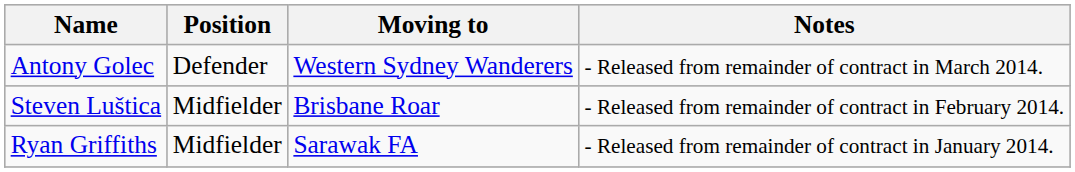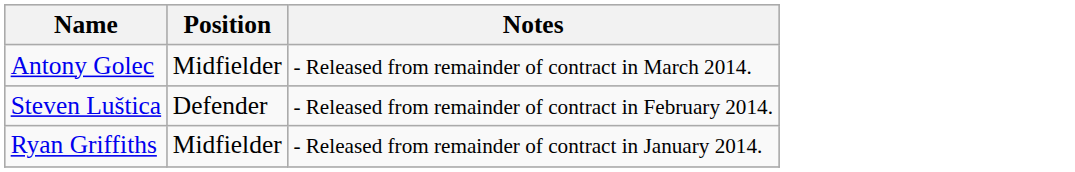- column: (433, 24)
(220, 65) Defender -> (227, 65) Midfielder
(227, 105) Midfielder -> (220, 105) Defender
